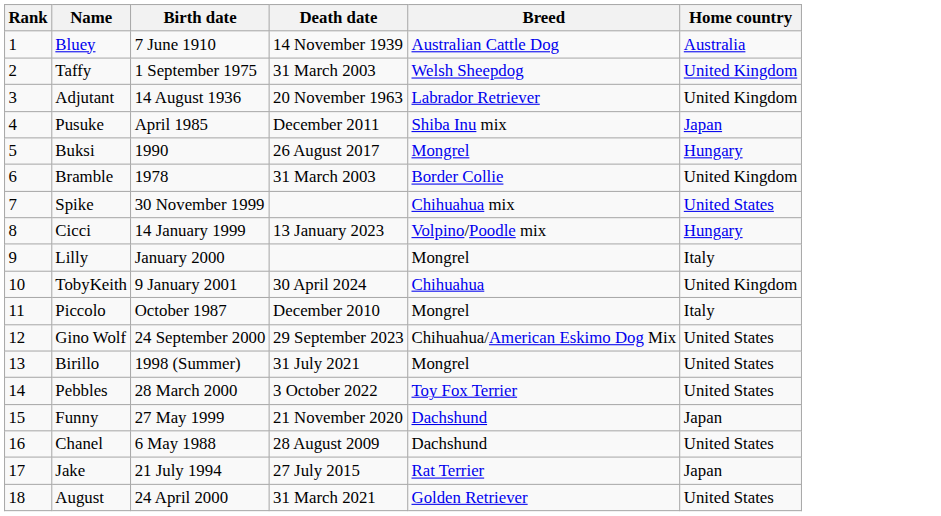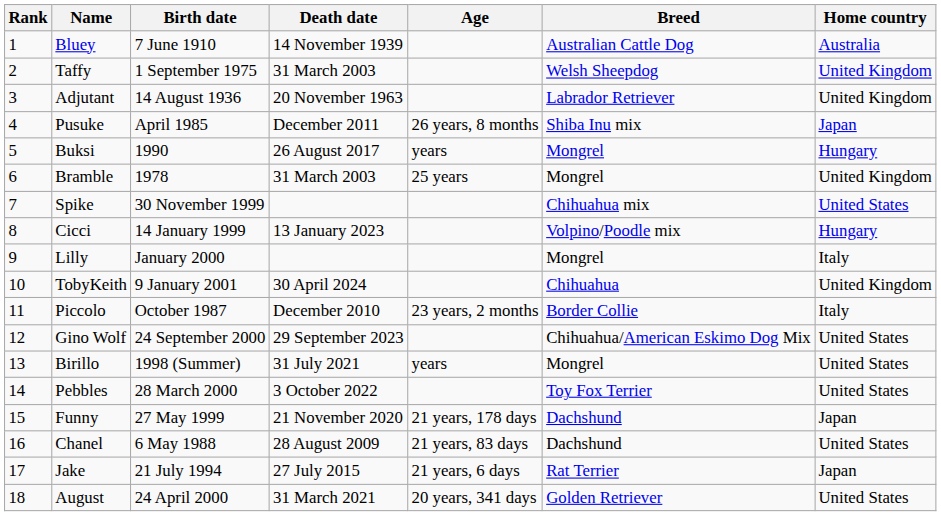+ column: (475, 17)
(457, 177) Border Collie -> (575, 177) Mongrel
(440, 310) Mongrel -> (592, 310) Border Collie
